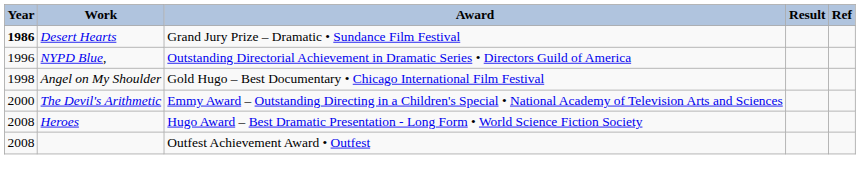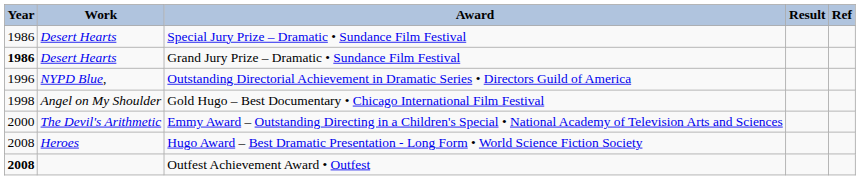+ row: (317, 36)
(21, 143) normal -> (21, 164) bold
